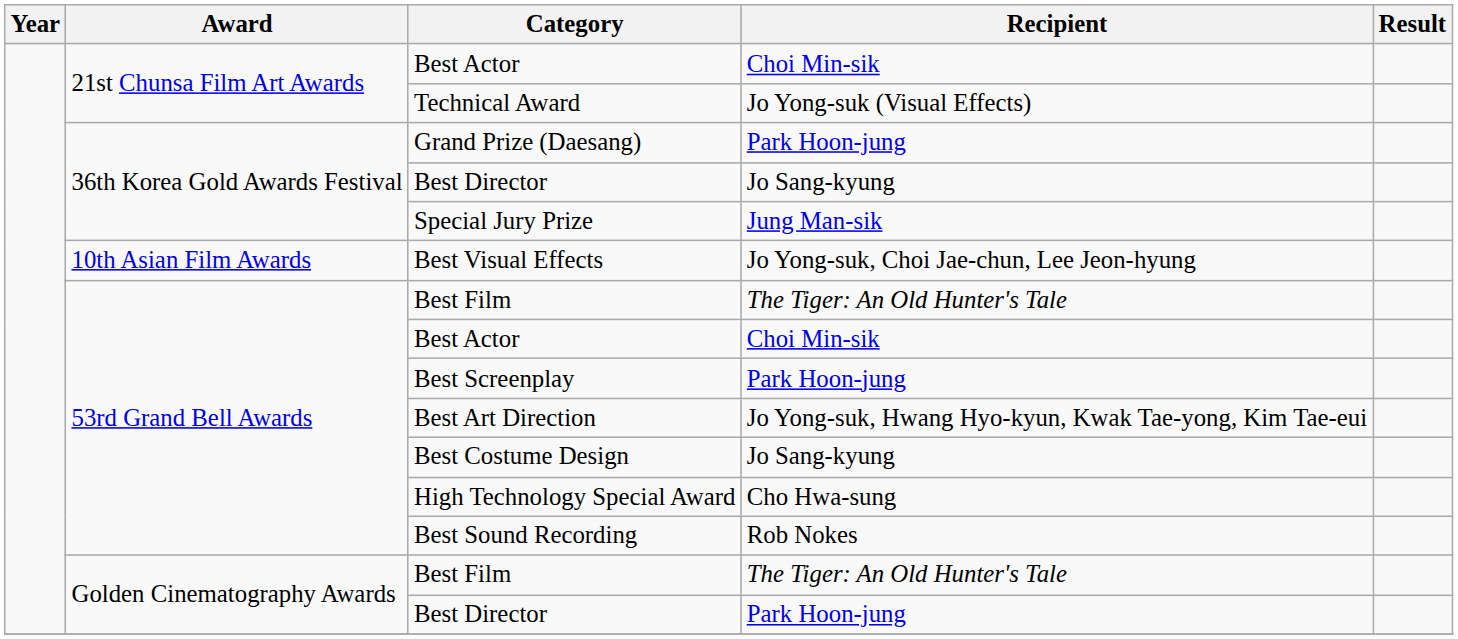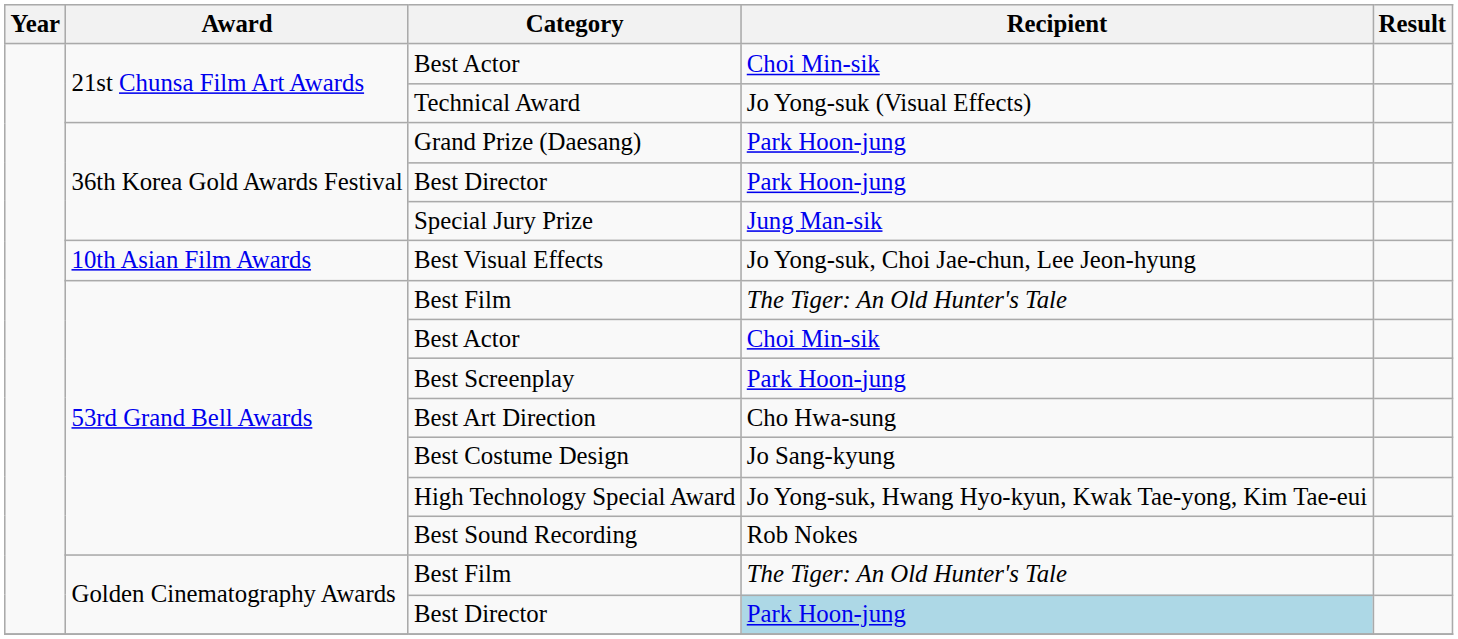(821, 181) Jo Sang-kyung -> (826, 181) Park Hoon-jung
(1057, 417) Jo Yong-suk, Hwang Hyo-kyun, Kwak Tae-yong, Kim Tae-eui -> (822, 417) Cho Hwa-sung
(822, 496) Cho Hwa-sung -> (1057, 496) Jo Yong-suk, Hwang Hyo-kyun, Kwak Tae-yong, Kim Tae-eui
(826, 614) no background -> (826, 614) lightblue background
